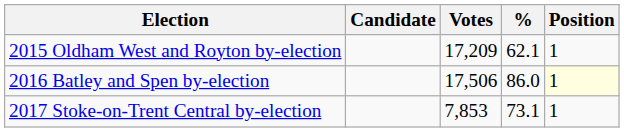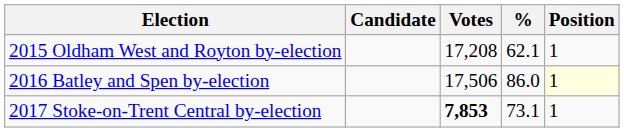(471, 50) 17,209 -> (471, 50) 17,208
(466, 111) normal -> (466, 111) bold
